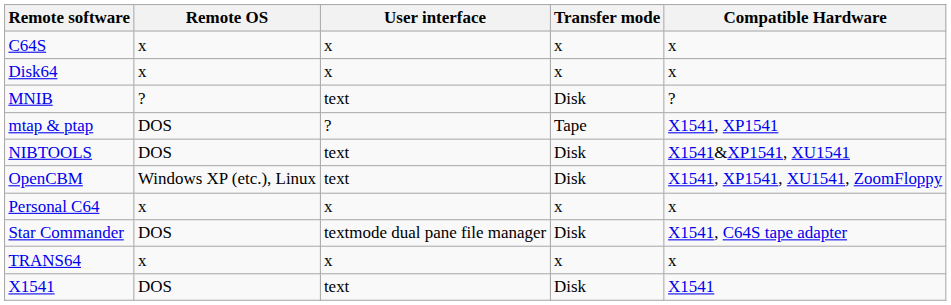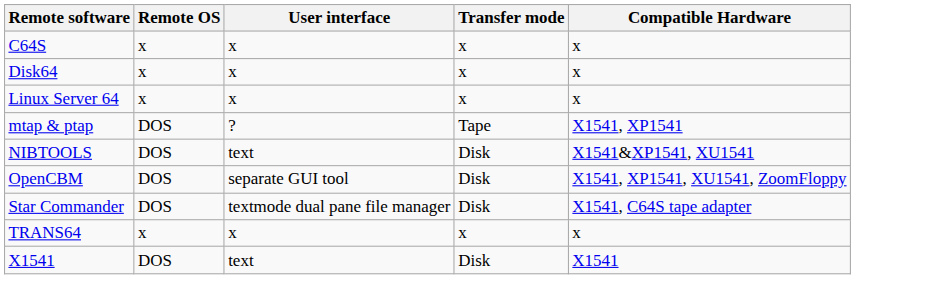+ row: (64, 98)
- row: (31, 98)
(227, 179) Windows XP (etc.), Linux -> (155, 179) DOS
(337, 179) text -> (288, 179) separate GUI tool
- row: (54, 206)
